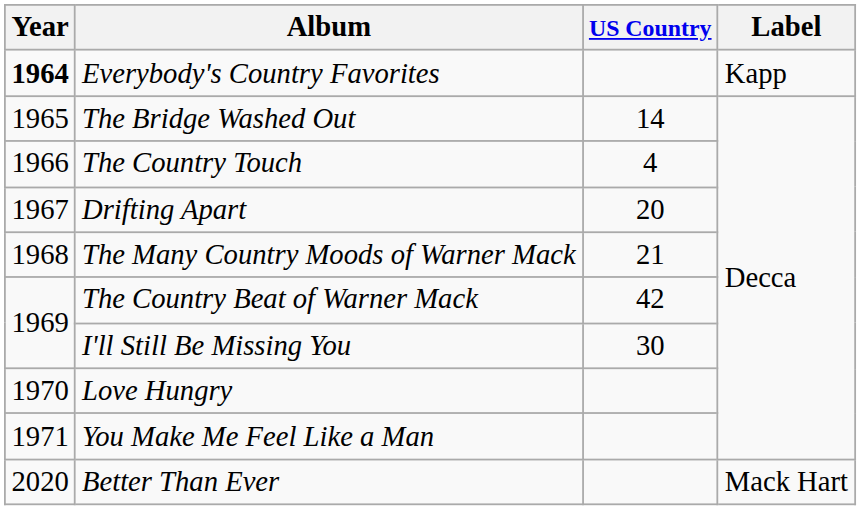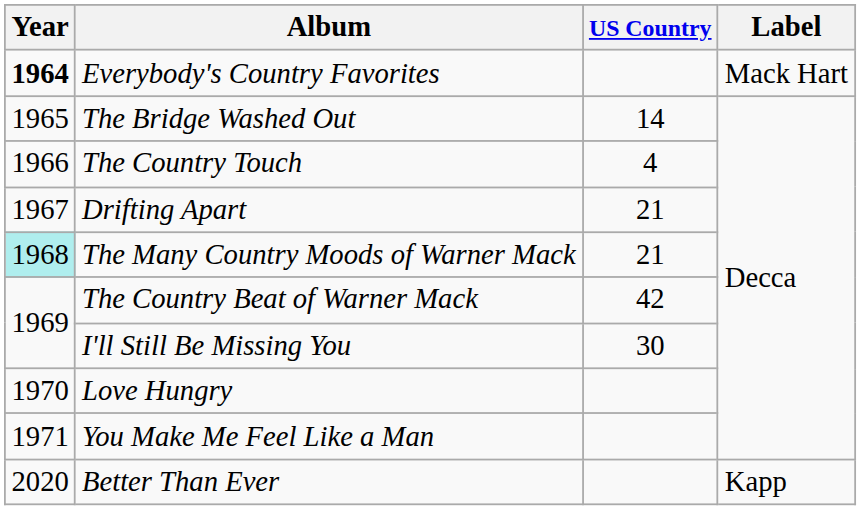(756, 72) Kapp -> (786, 72) Mack Hart
(650, 208) 20 -> (650, 208) 21
(40, 254) no background -> (40, 254) paleturquoise background
(786, 481) Mack Hart -> (756, 481) Kapp
